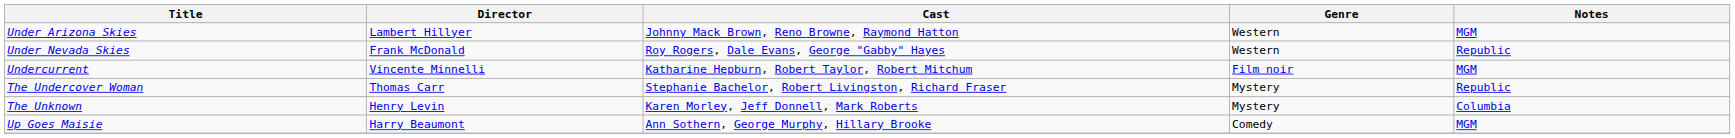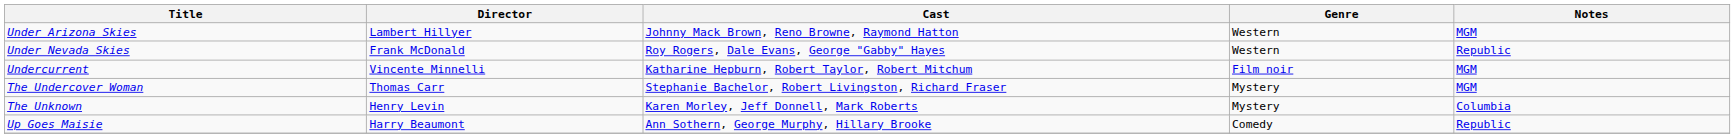(1484, 87) Republic -> (1467, 87) MGM
(1467, 124) MGM -> (1484, 124) Republic
